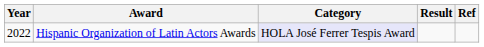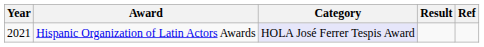(19, 32) 2022 -> (19, 32) 2021
